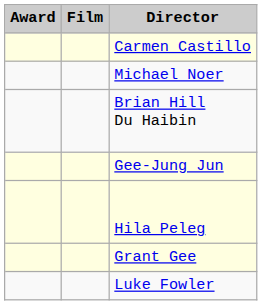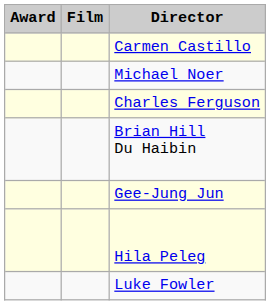+ row: (187, 104)
- row: (155, 258)
